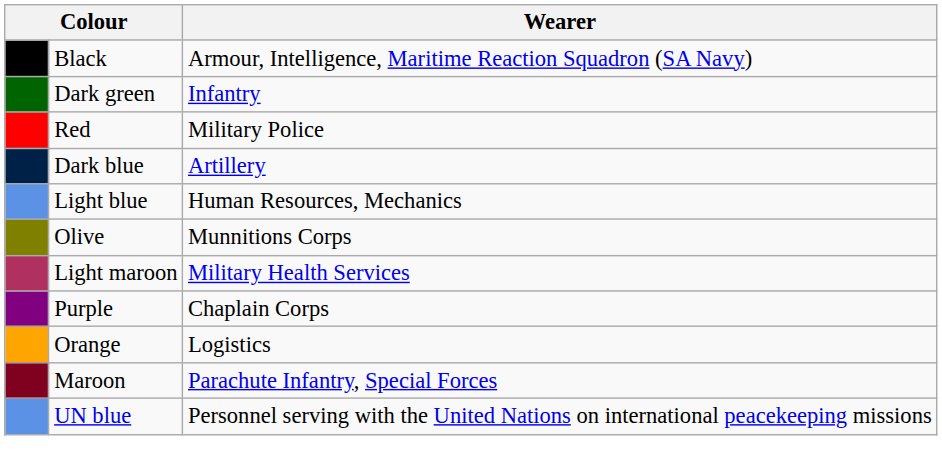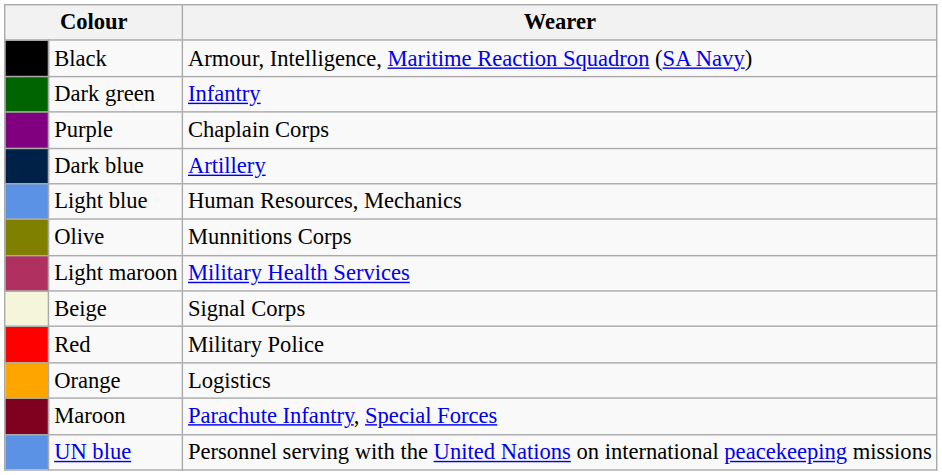rows swapped: (72, 129) <-> (84, 308)
+ row: (80, 308)
